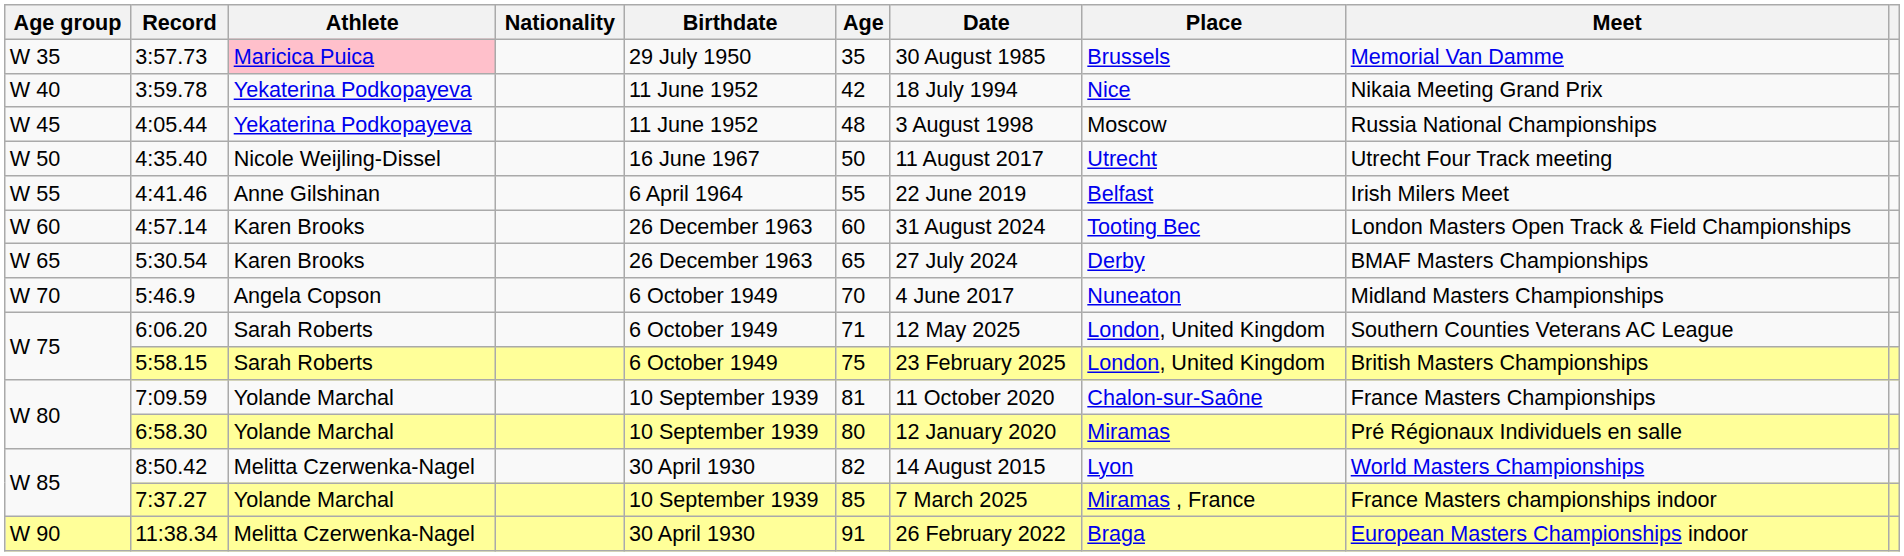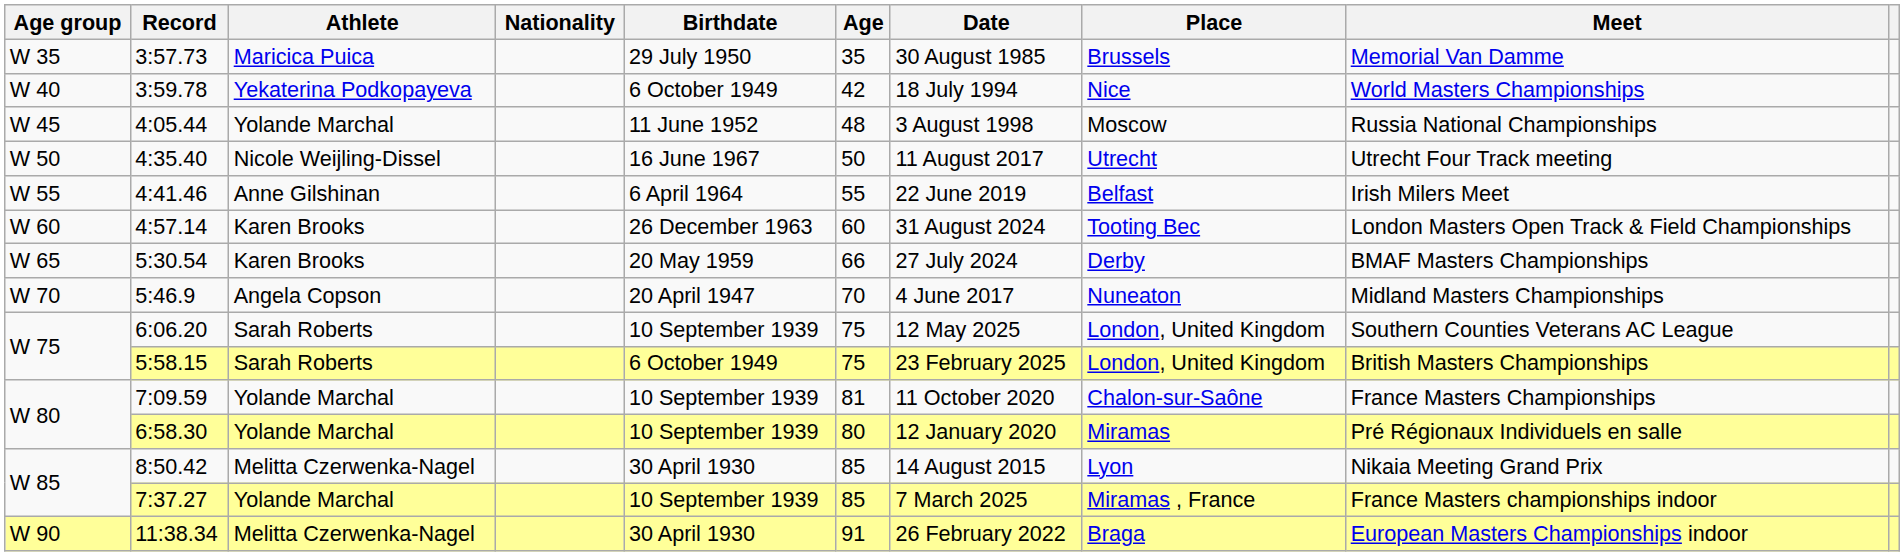(304, 56) pink background -> (304, 56) no background
(694, 90) 11 June 1952 -> (703, 90) 6 October 1949
(1477, 90) Nikaia Meeting Grand Prix -> (1497, 90) World Masters Championships
(353, 125) Yekaterina Podkopayeva -> (314, 125) Yolande Marchal
(721, 261) 26 December 1963 -> (691, 261) 20 May 1959
(853, 261) 65 -> (853, 261) 66
(703, 295) 6 October 1949 -> (692, 295) 20 April 1947
(703, 329) 6 October 1949 -> (724, 329) 10 September 1939
(853, 329) 71 -> (853, 329) 75
(853, 466) 82 -> (853, 466) 85
(1497, 466) World Masters Championships -> (1477, 466) Nikaia Meeting Grand Prix
